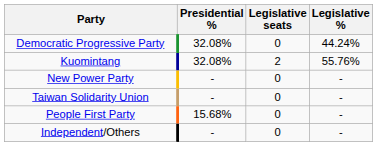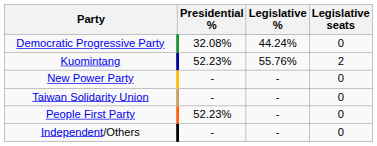columns swapped: (278, 19) <-> (341, 19)
(212, 61) 32.08% -> (212, 61) 52.23%
(212, 114) 15.68% -> (212, 114) 52.23%
